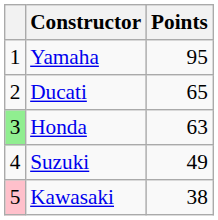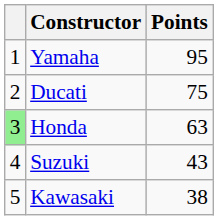(197, 92) 65 -> (197, 92) 75
(197, 162) 49 -> (197, 162) 43
(15, 197) pink background -> (15, 197) no background
